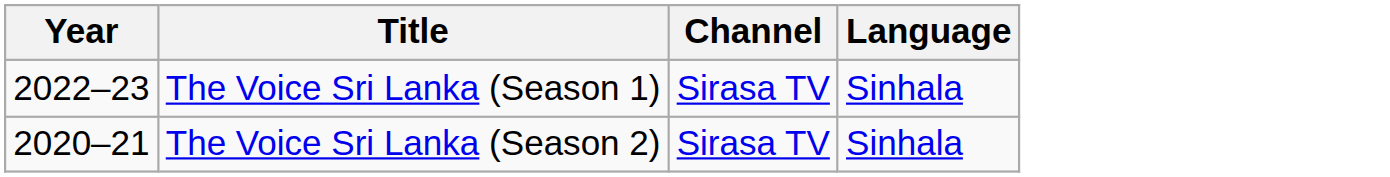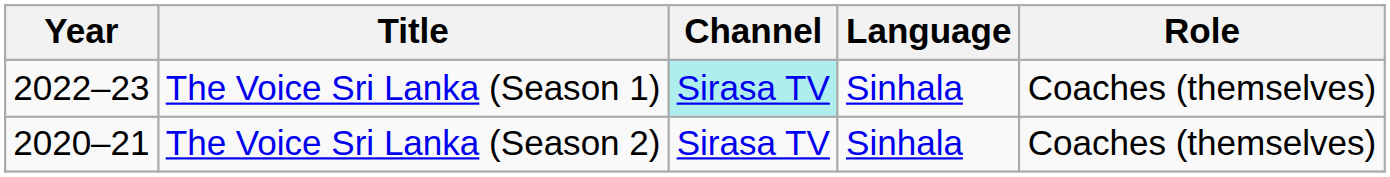+ column: (1202, 32)
(753, 87) no background -> (753, 87) paleturquoise background
